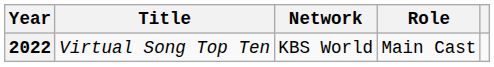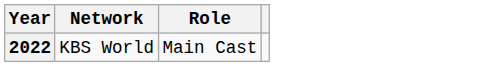- column: (165, 19)
